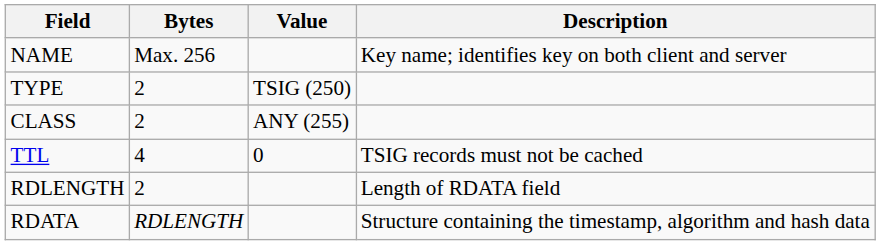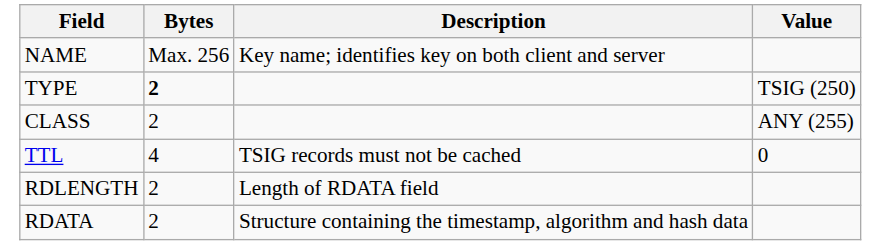columns swapped: (302, 21) <-> (615, 21)
(139, 88) normal -> (154, 88) bold
(189, 222) RDLENGTH -> (154, 222) 2
